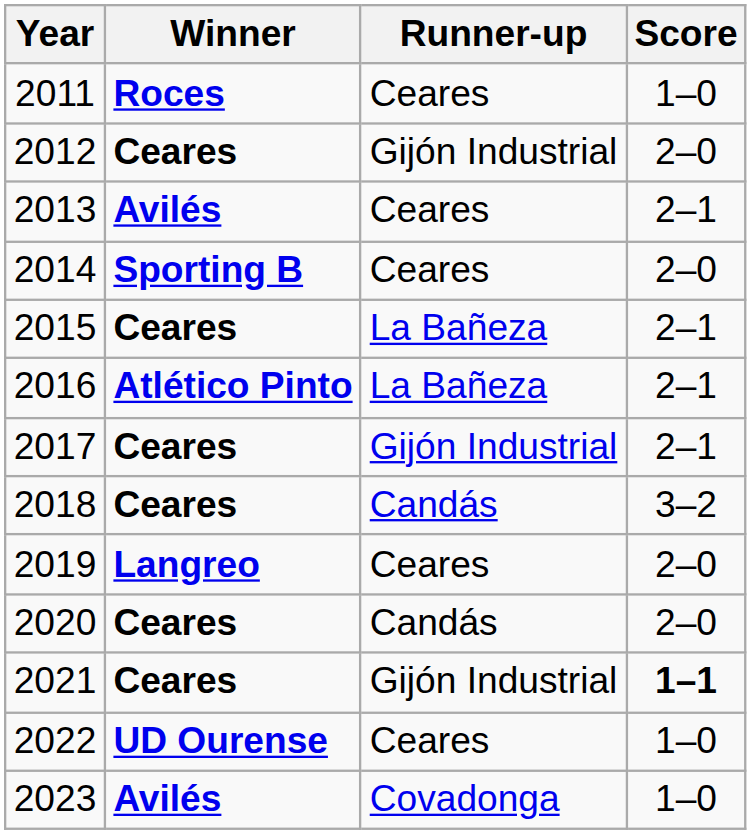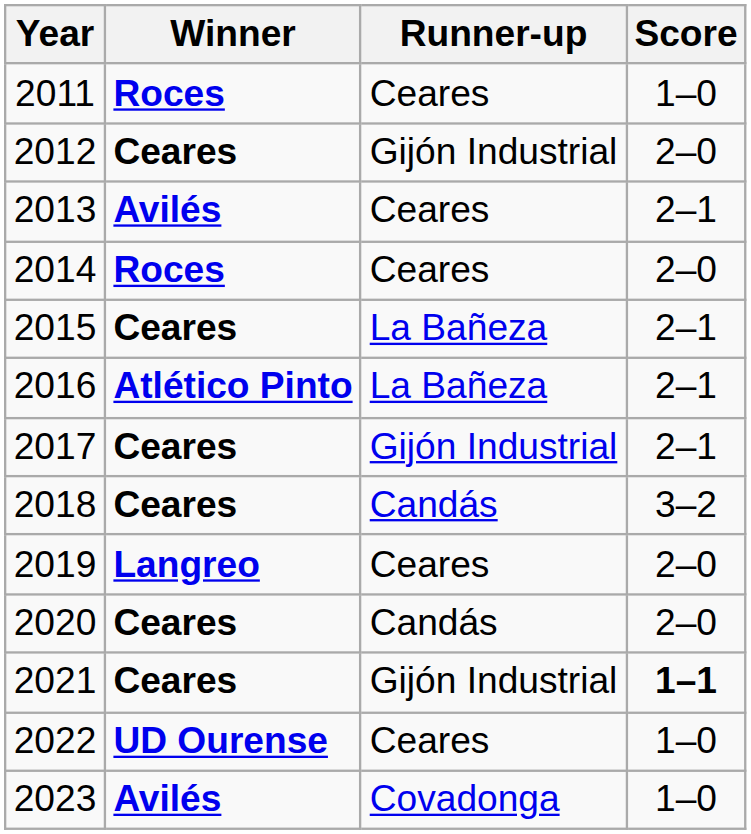(208, 269) Sporting B -> (169, 269) Roces
